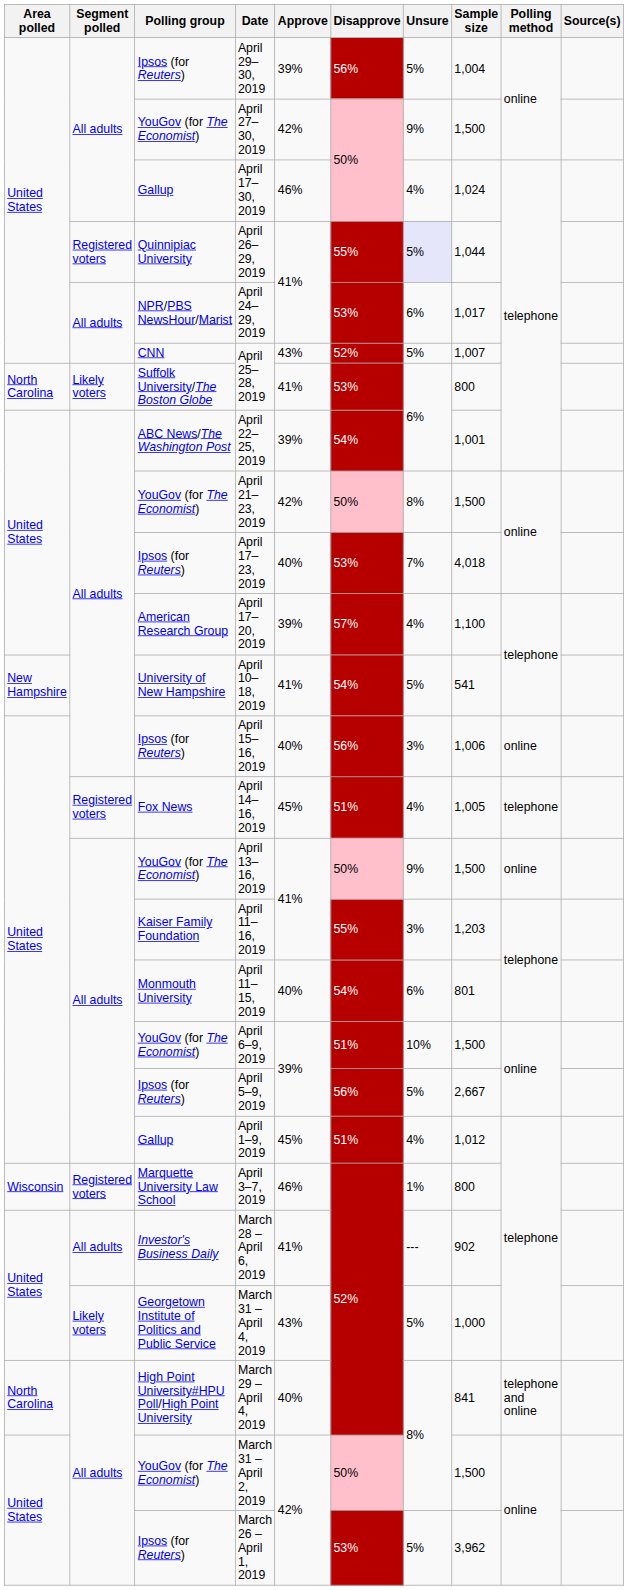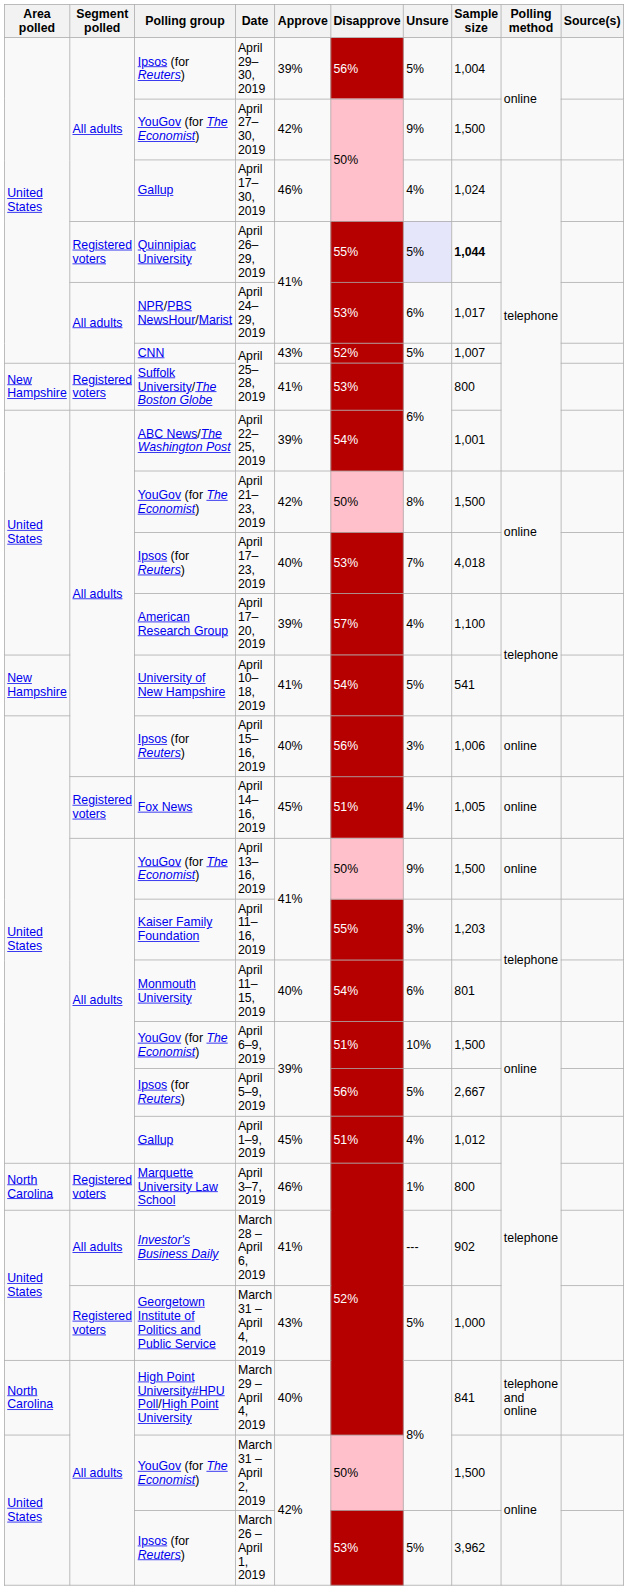(470, 251) normal -> (470, 251) bold
(30, 386) North Carolina -> (37, 386) New Hampshire
(89, 386) Likely voters -> (102, 386) Registered voters
(531, 807) telephone -> (520, 807) online
(35, 1186) Wisconsin -> (30, 1186) North Carolina
(89, 1322) Likely voters -> (102, 1322) Registered voters
